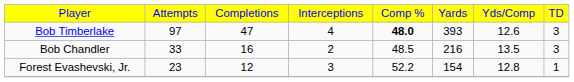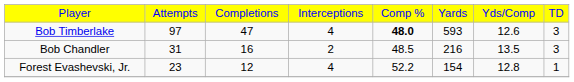(453, 31) 393 -> (453, 31) 593
(175, 49) 33 -> (175, 49) 31
(331, 67) 3 -> (331, 67) 4
